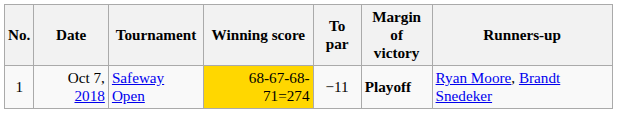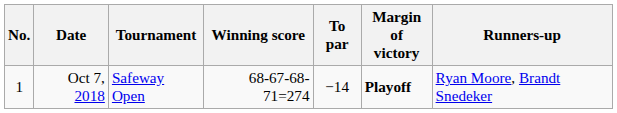(279, 87) gold background -> (279, 87) no background
(337, 87) −11 -> (337, 87) −14
